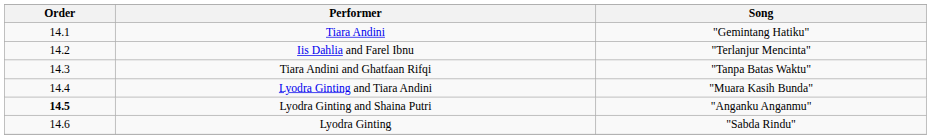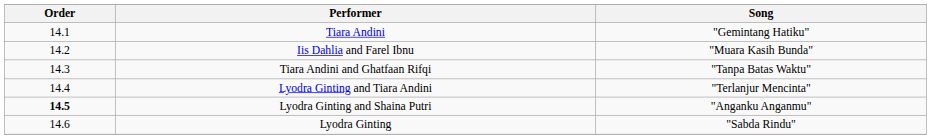(761, 50) "Terlanjur Mencinta" -> (761, 50) "Muara Kasih Bunda"
(761, 87) "Muara Kasih Bunda" -> (761, 87) "Terlanjur Mencinta"
